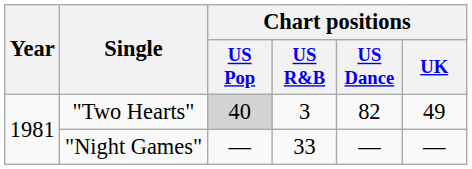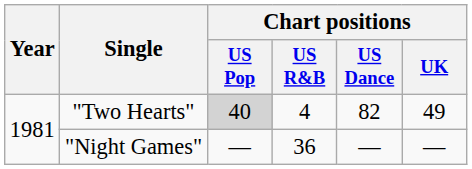(305, 111) 3 -> (305, 111) 4
(305, 146) 33 -> (305, 146) 36
